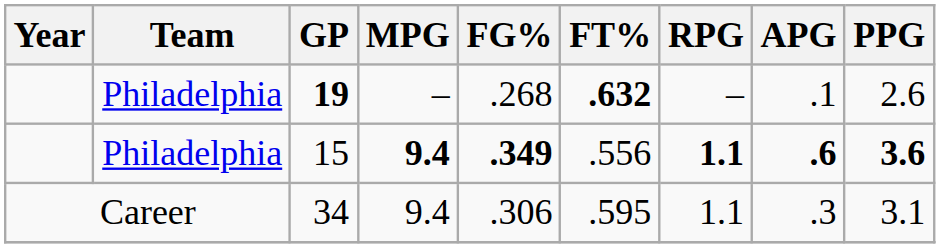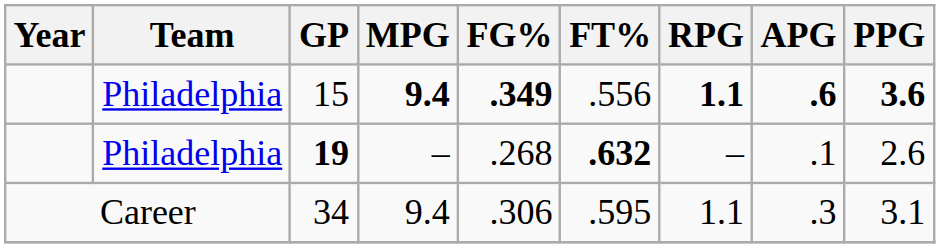rows swapped: (331, 93) <-> (331, 153)
